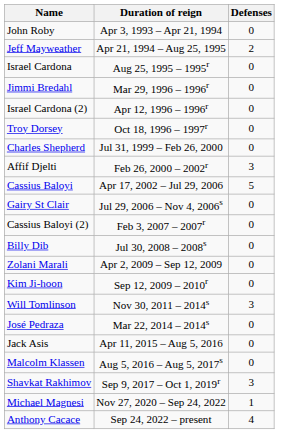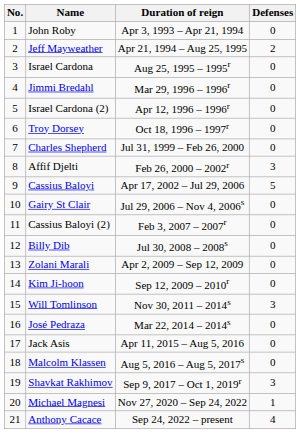+ column: (15, 13)
